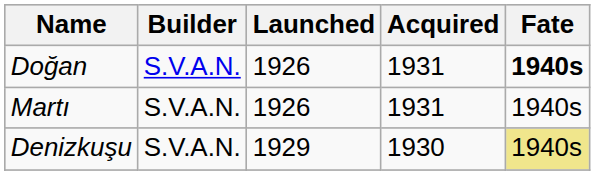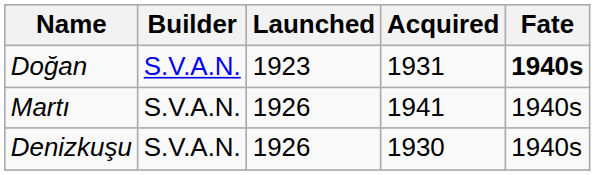(282, 66) 1926 -> (282, 66) 1923
(416, 107) 1931 -> (416, 107) 1941
(282, 148) 1929 -> (282, 148) 1926
(547, 148) khaki background -> (547, 148) no background
